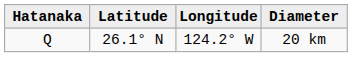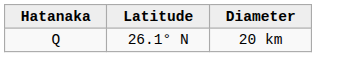- column: (218, 16)
